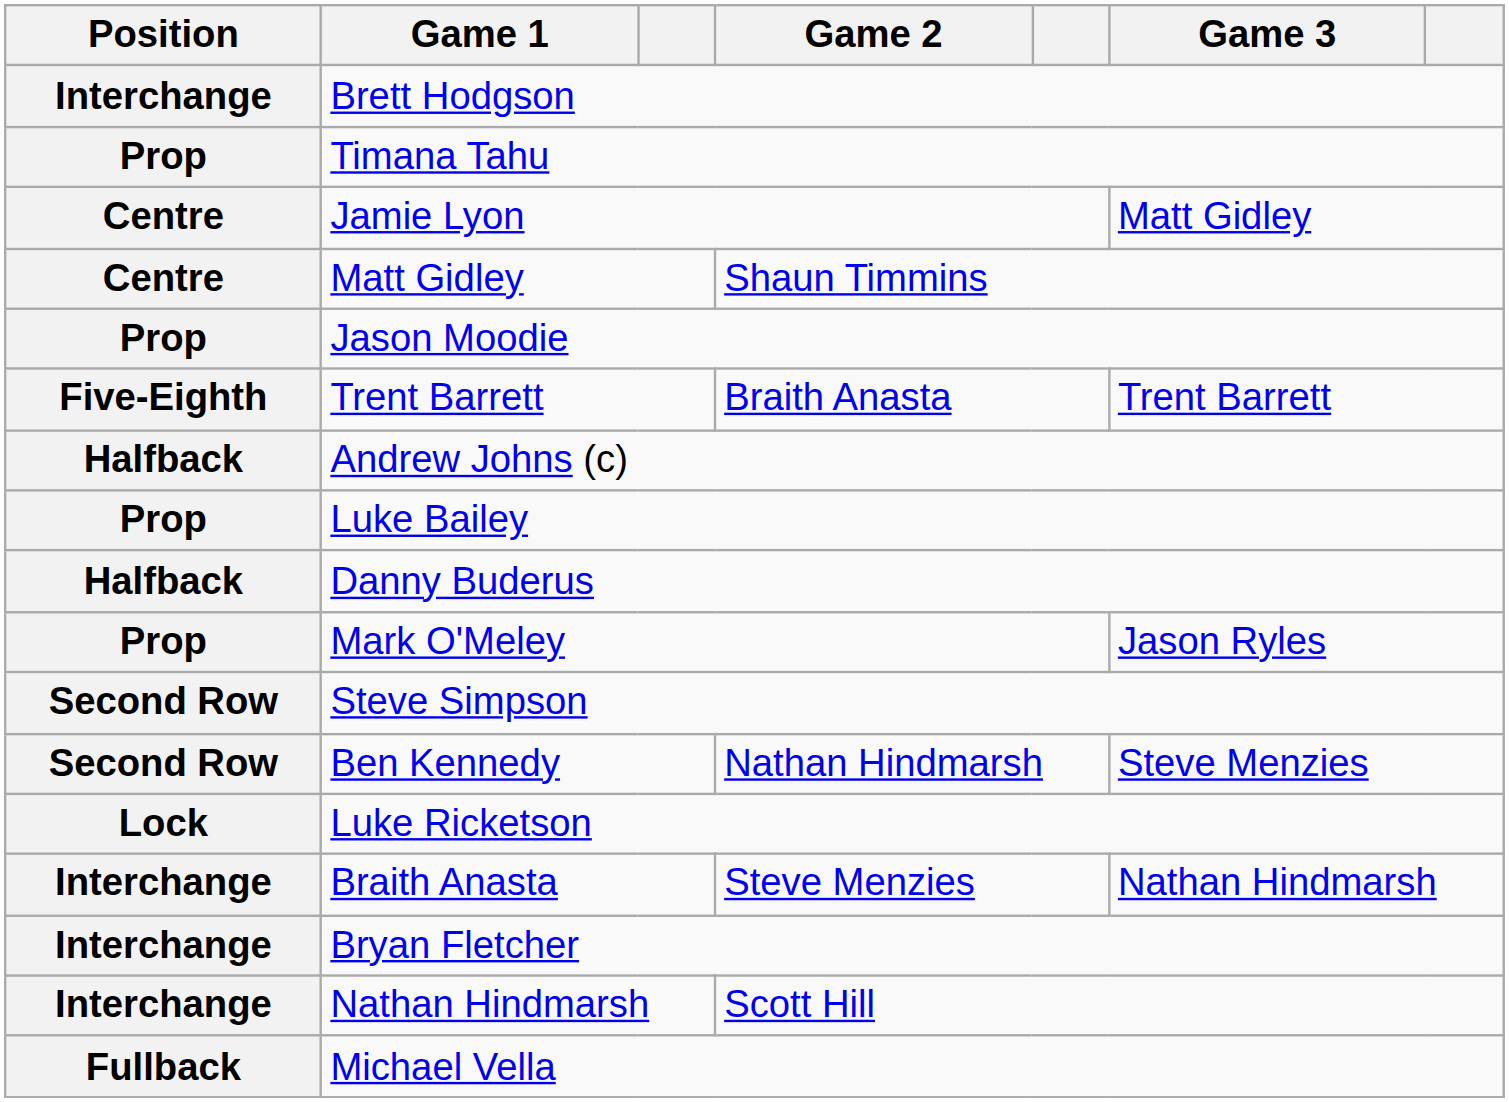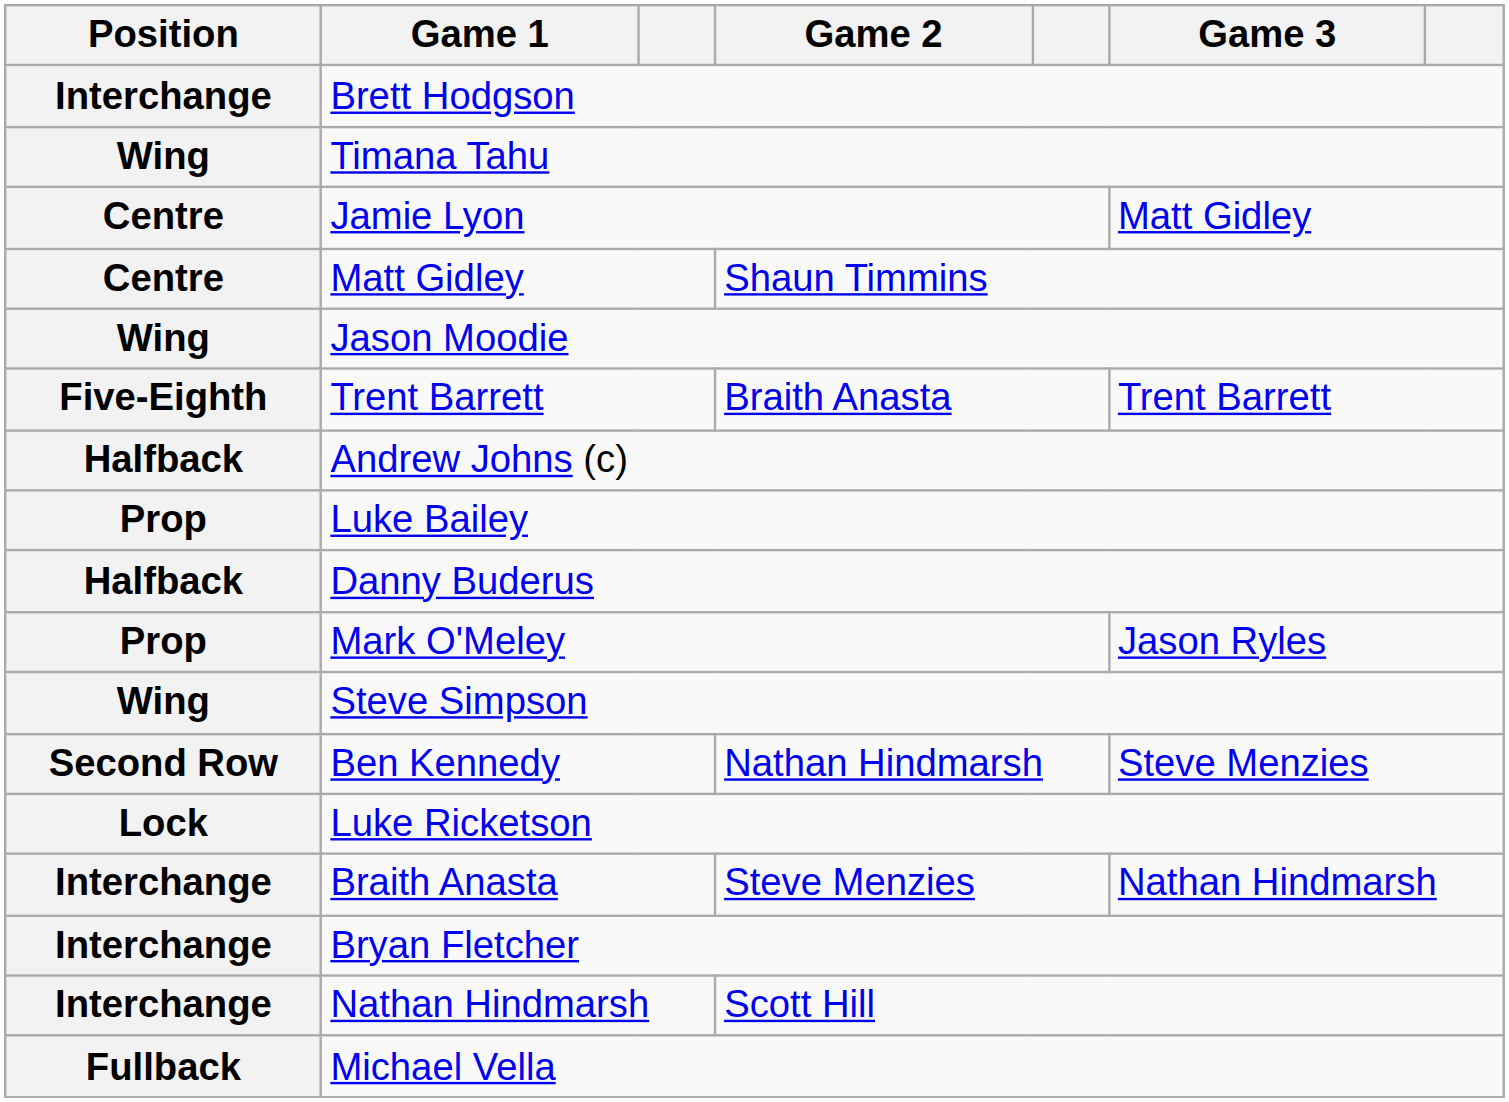(163, 156) Prop -> (163, 156) Wing
(163, 338) Prop -> (163, 338) Wing
(163, 701) Second Row -> (163, 701) Wing
